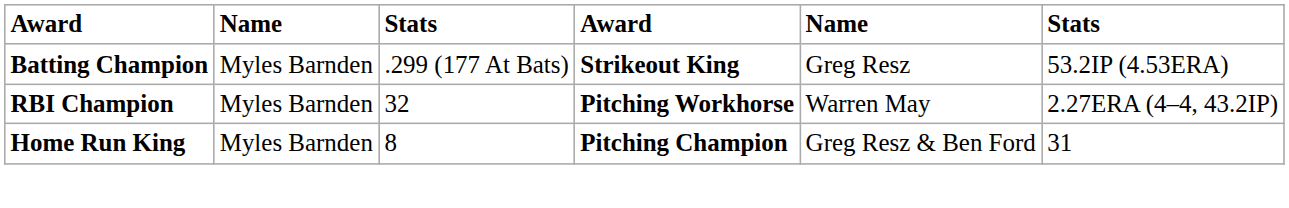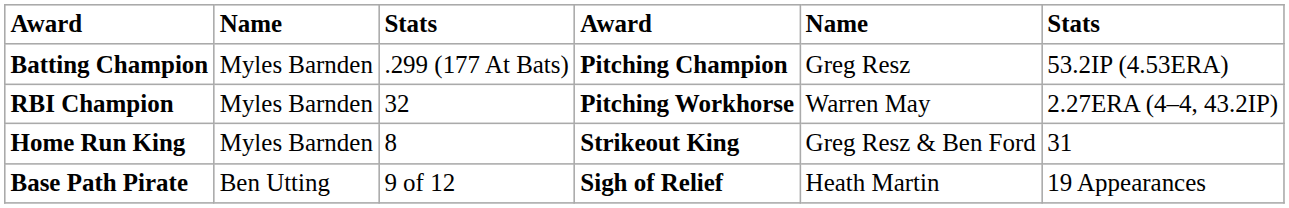(660, 63) Strikeout King -> (684, 63) Pitching Champion
(684, 143) Pitching Champion -> (660, 143) Strikeout King
+ row: (99, 182)
